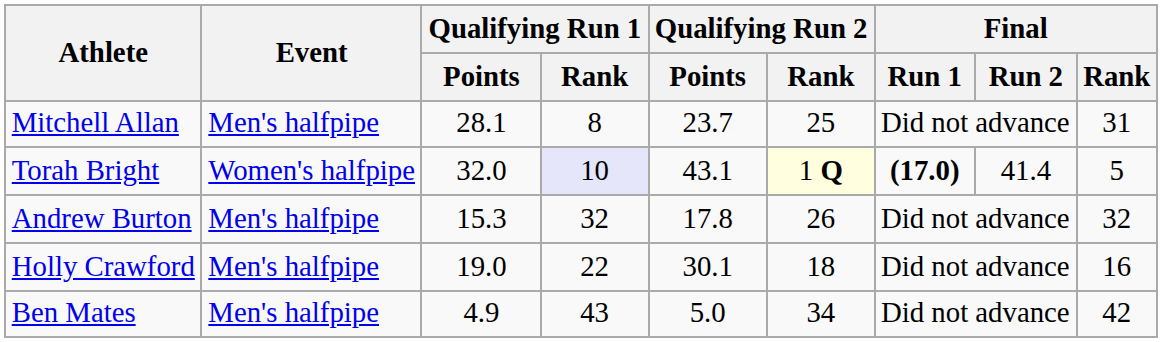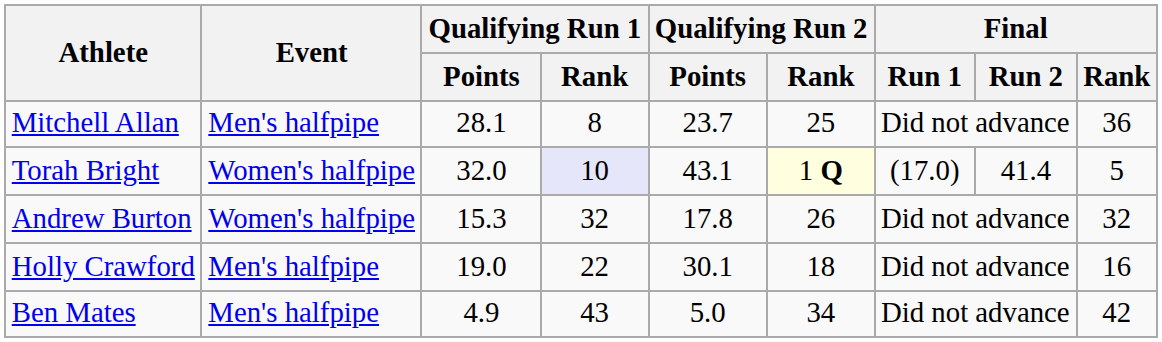(1117, 123) 31 -> (1117, 123) 36
(925, 171) bold -> (925, 171) normal
(294, 218) Men's halfpipe -> (312, 218) Women's halfpipe
